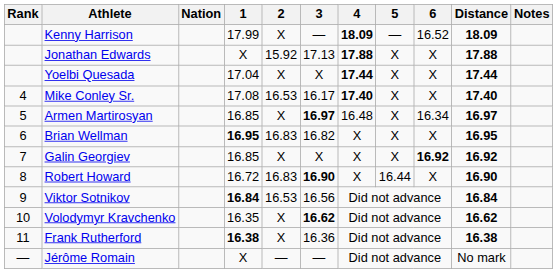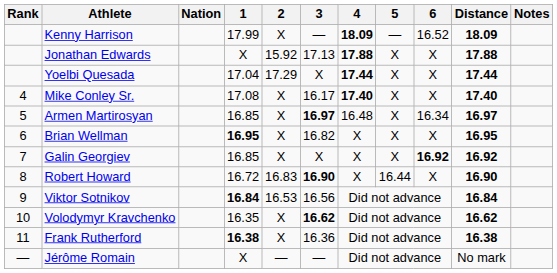(281, 75) X -> (281, 75) 17.29
(281, 95) 16.53 -> (281, 95) X
(281, 136) 16.83 -> (281, 136) X
